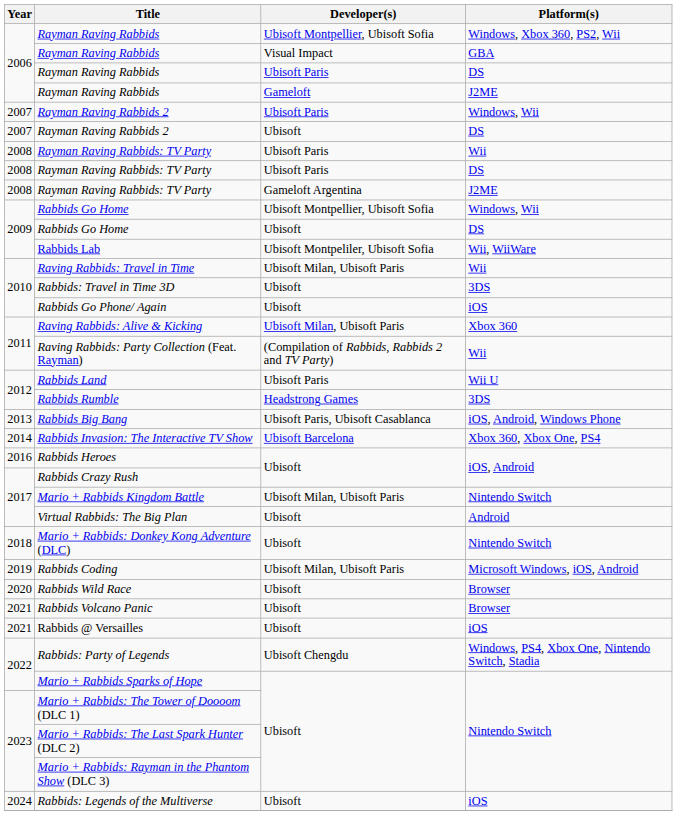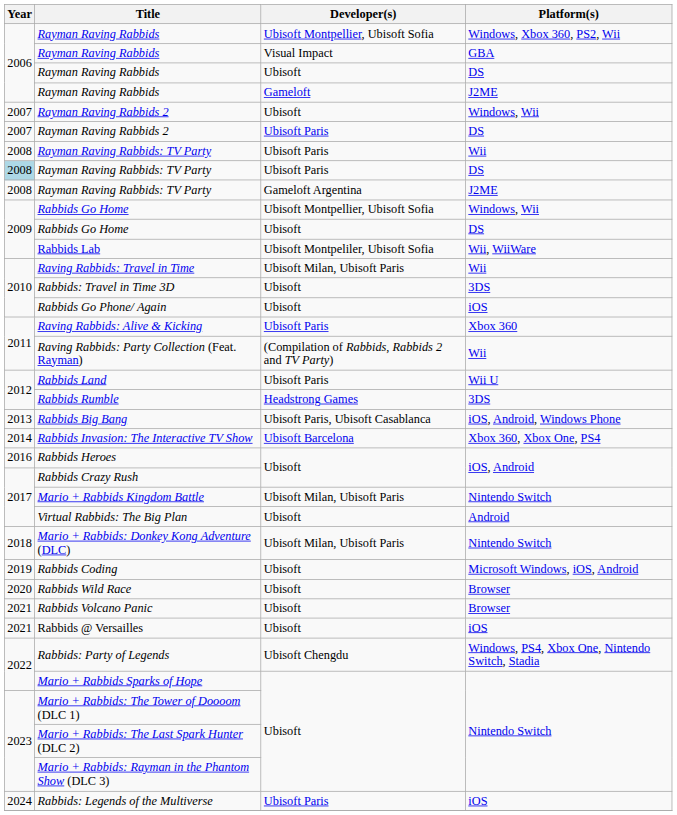(296, 72) Ubisoft Paris -> (282, 72) Ubisoft
(296, 111) Ubisoft Paris -> (282, 111) Ubisoft
(282, 131) Ubisoft -> (296, 131) Ubisoft Paris
(20, 170) no background -> (20, 170) lightblue background
(334, 326) Ubisoft Milan, Ubisoft Paris -> (296, 326) Ubisoft Paris
(282, 543) Ubisoft -> (334, 543) Ubisoft Milan, Ubisoft Paris
(334, 569) Ubisoft Milan, Ubisoft Paris -> (282, 569) Ubisoft
(282, 800) Ubisoft -> (296, 800) Ubisoft Paris
